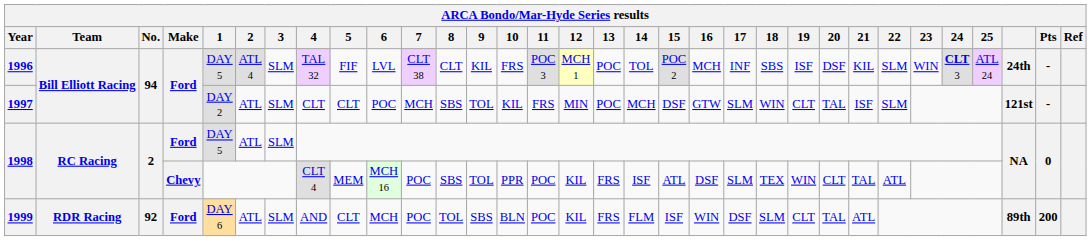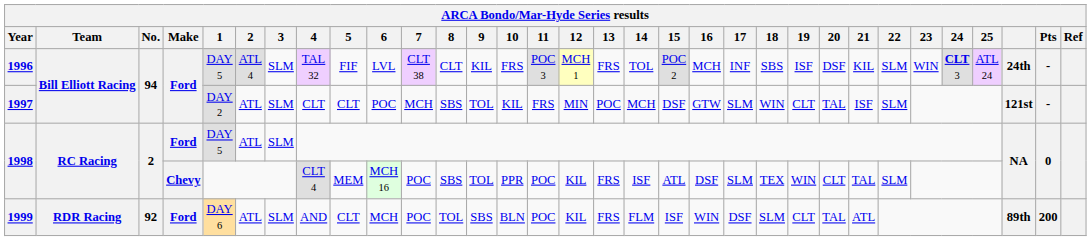(609, 66) POC -> (609, 66) FRS
(894, 179) ATL -> (894, 179) SLM
